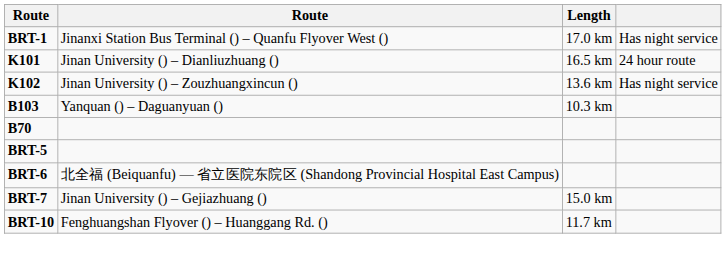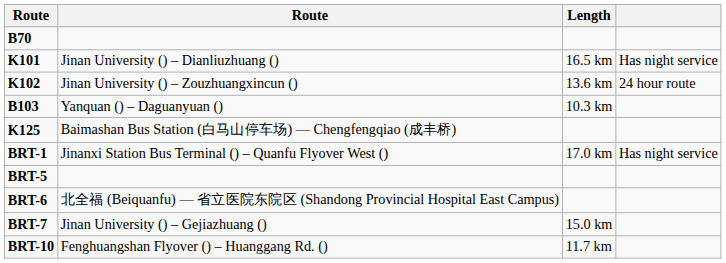rows swapped: (20, 128) <-> (27, 38)
(657, 60) 24 hour route -> (668, 60) Has night service
(668, 83) Has night service -> (657, 83) 24 hour route
+ row: (24, 130)
